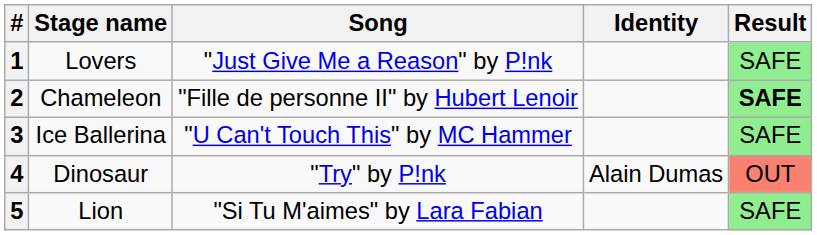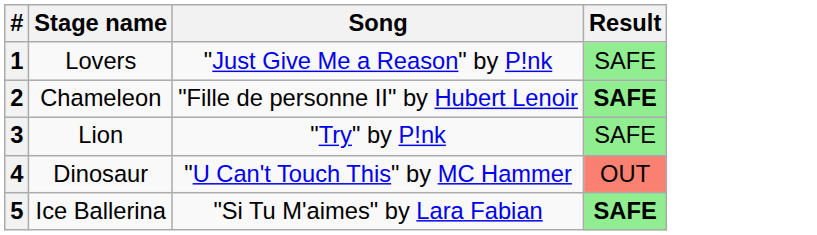- column: (656, 23)
(101, 135) Ice Ballerina -> (101, 135) Lion
(378, 135) "U Can't Touch This" by MC Hammer -> (378, 135) "Try" by P!nk
(378, 173) "Try" by P!nk -> (378, 173) "U Can't Touch This" by MC Hammer
(101, 211) Lion -> (101, 211) Ice Ballerina
(770, 211) normal -> (625, 211) bold
